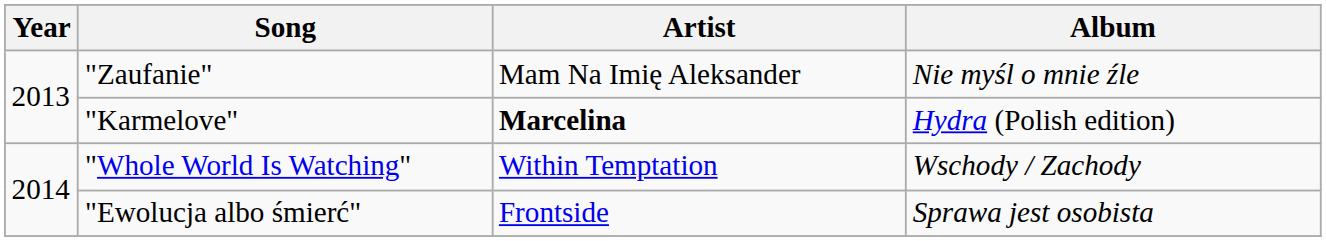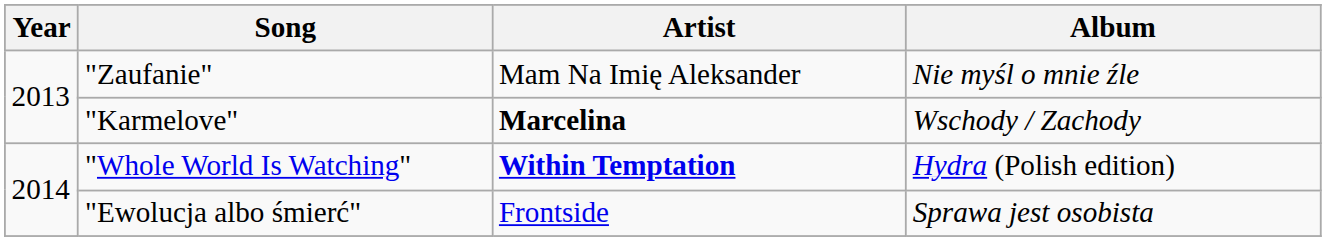(1044, 119) Hydra (Polish edition) -> (1027, 119) Wschody / Zachody
(608, 166) normal -> (617, 166) bold
(1027, 166) Wschody / Zachody -> (1044, 166) Hydra (Polish edition)
